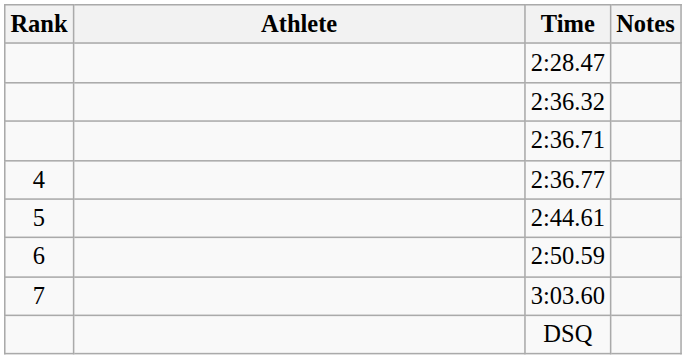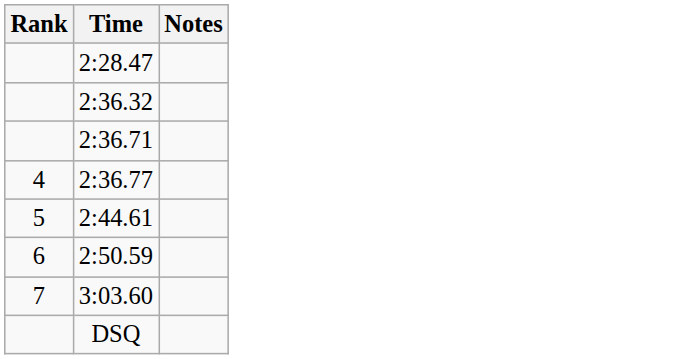- column: (299, 23)
